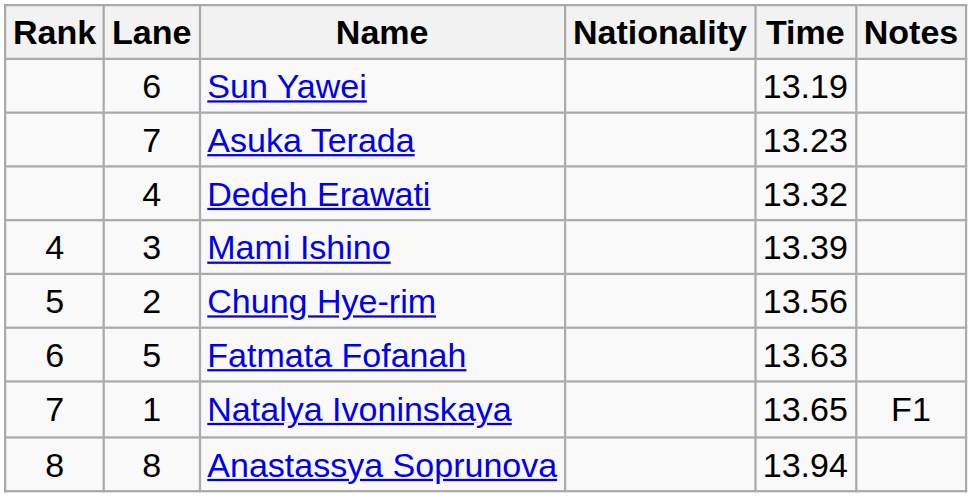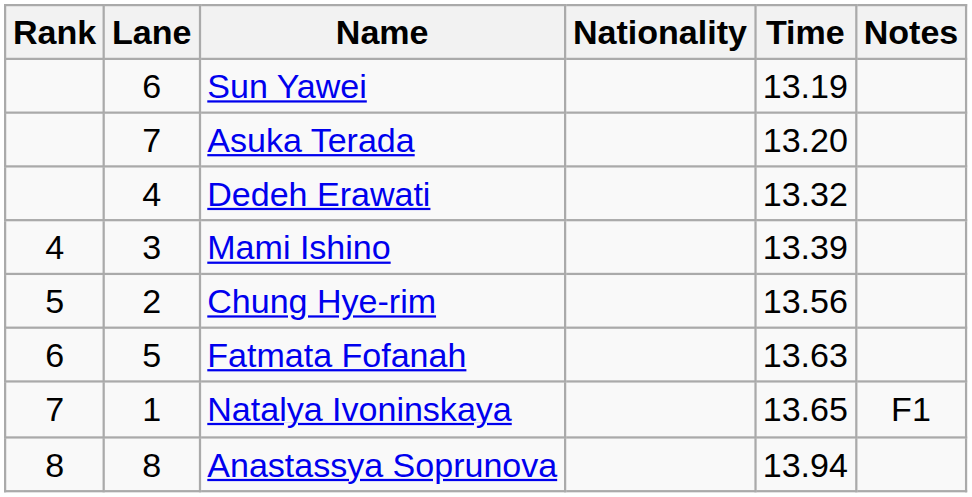(805, 140) 13.23 -> (805, 140) 13.20
